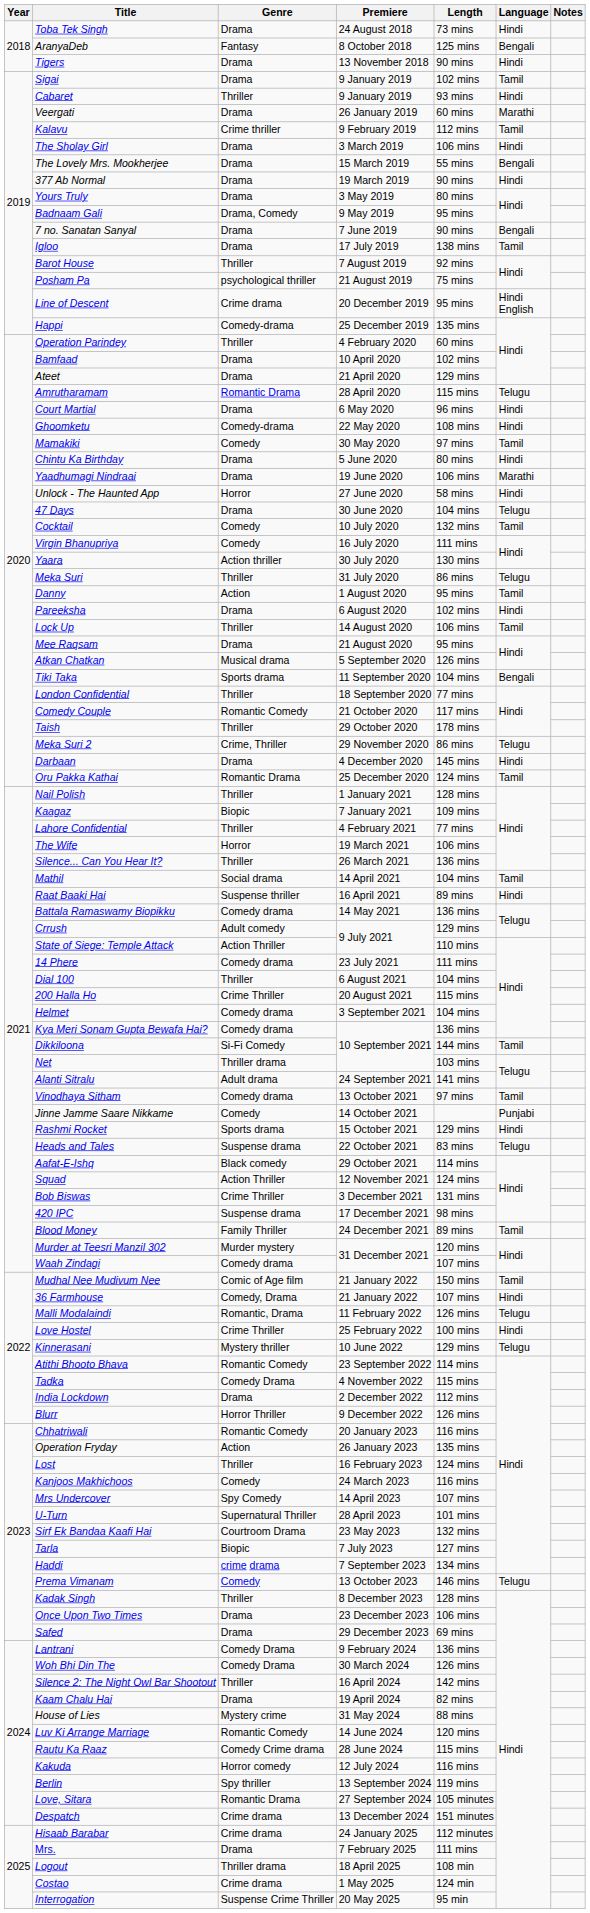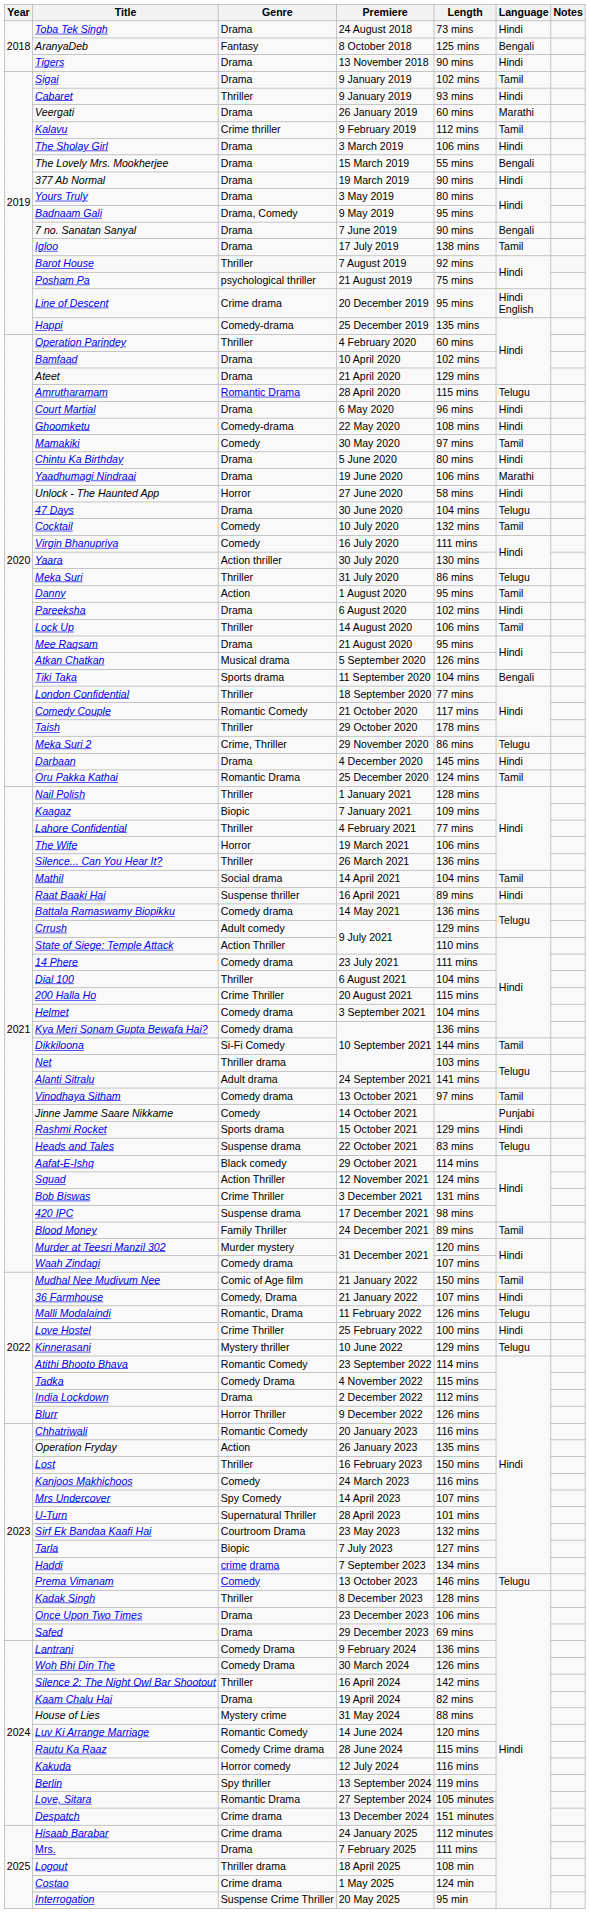(458, 1465) 124 mins -> (458, 1465) 150 mins
